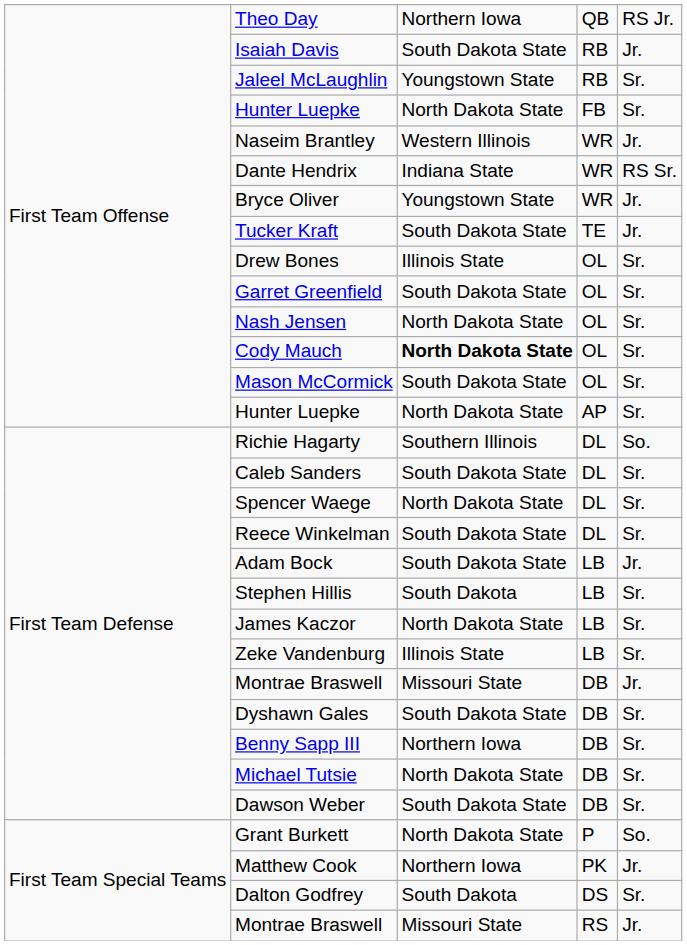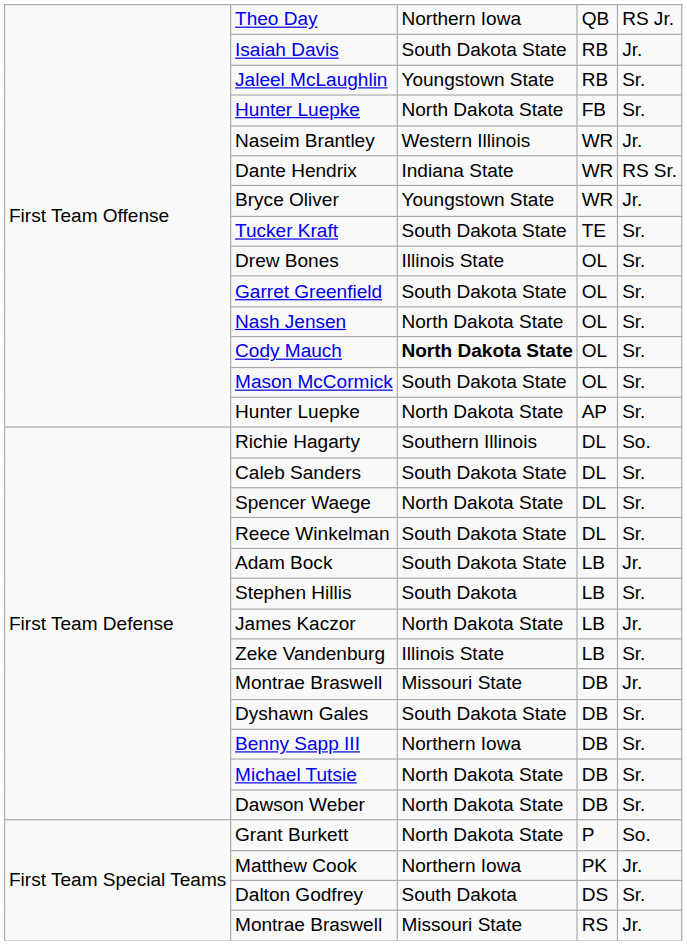(632, 230) Jr. -> (634, 230) Sr.
(634, 623) Sr. -> (632, 623) Jr.
(484, 804) South Dakota State -> (482, 804) North Dakota State
